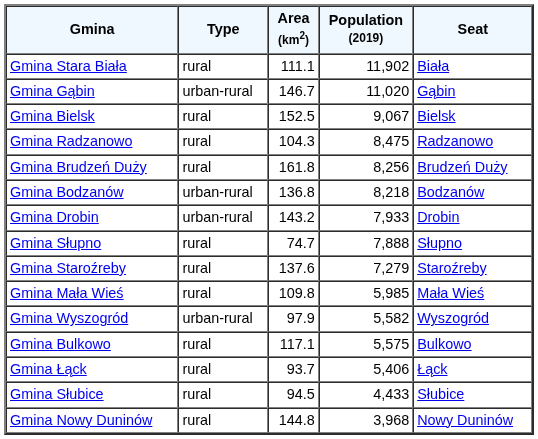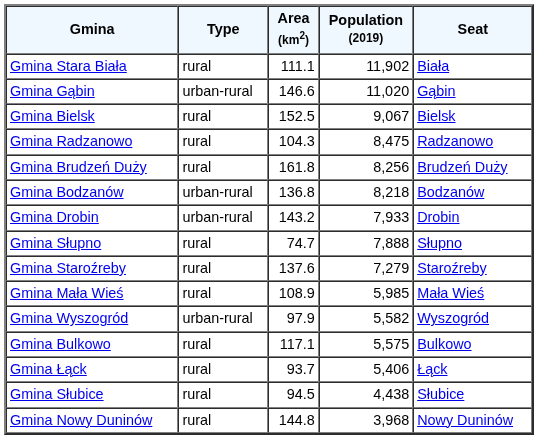(297, 91) 146.7 -> (297, 91) 146.6
(297, 293) 109.8 -> (297, 293) 108.9
(391, 394) 4,433 -> (391, 394) 4,438
